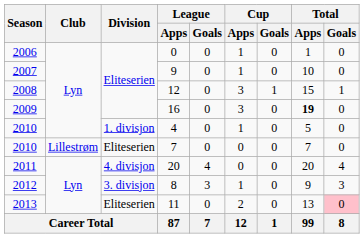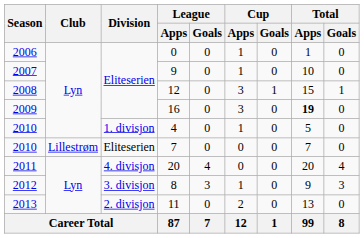(129, 204) Eliteserien -> (129, 204) 2. divisjon
(341, 204) pink background -> (341, 204) no background
